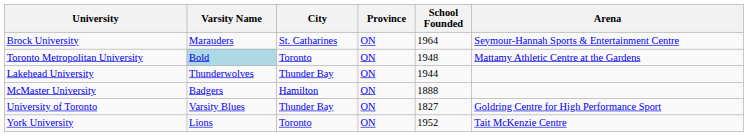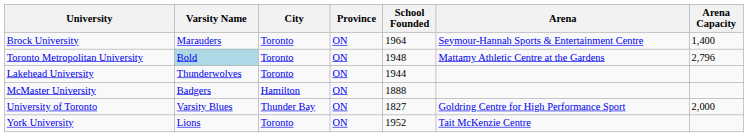+ column: (716, 18)
(308, 40) St. Catharines -> (277, 40) Toronto
(306, 73) Thunder Bay -> (277, 73) Toronto
